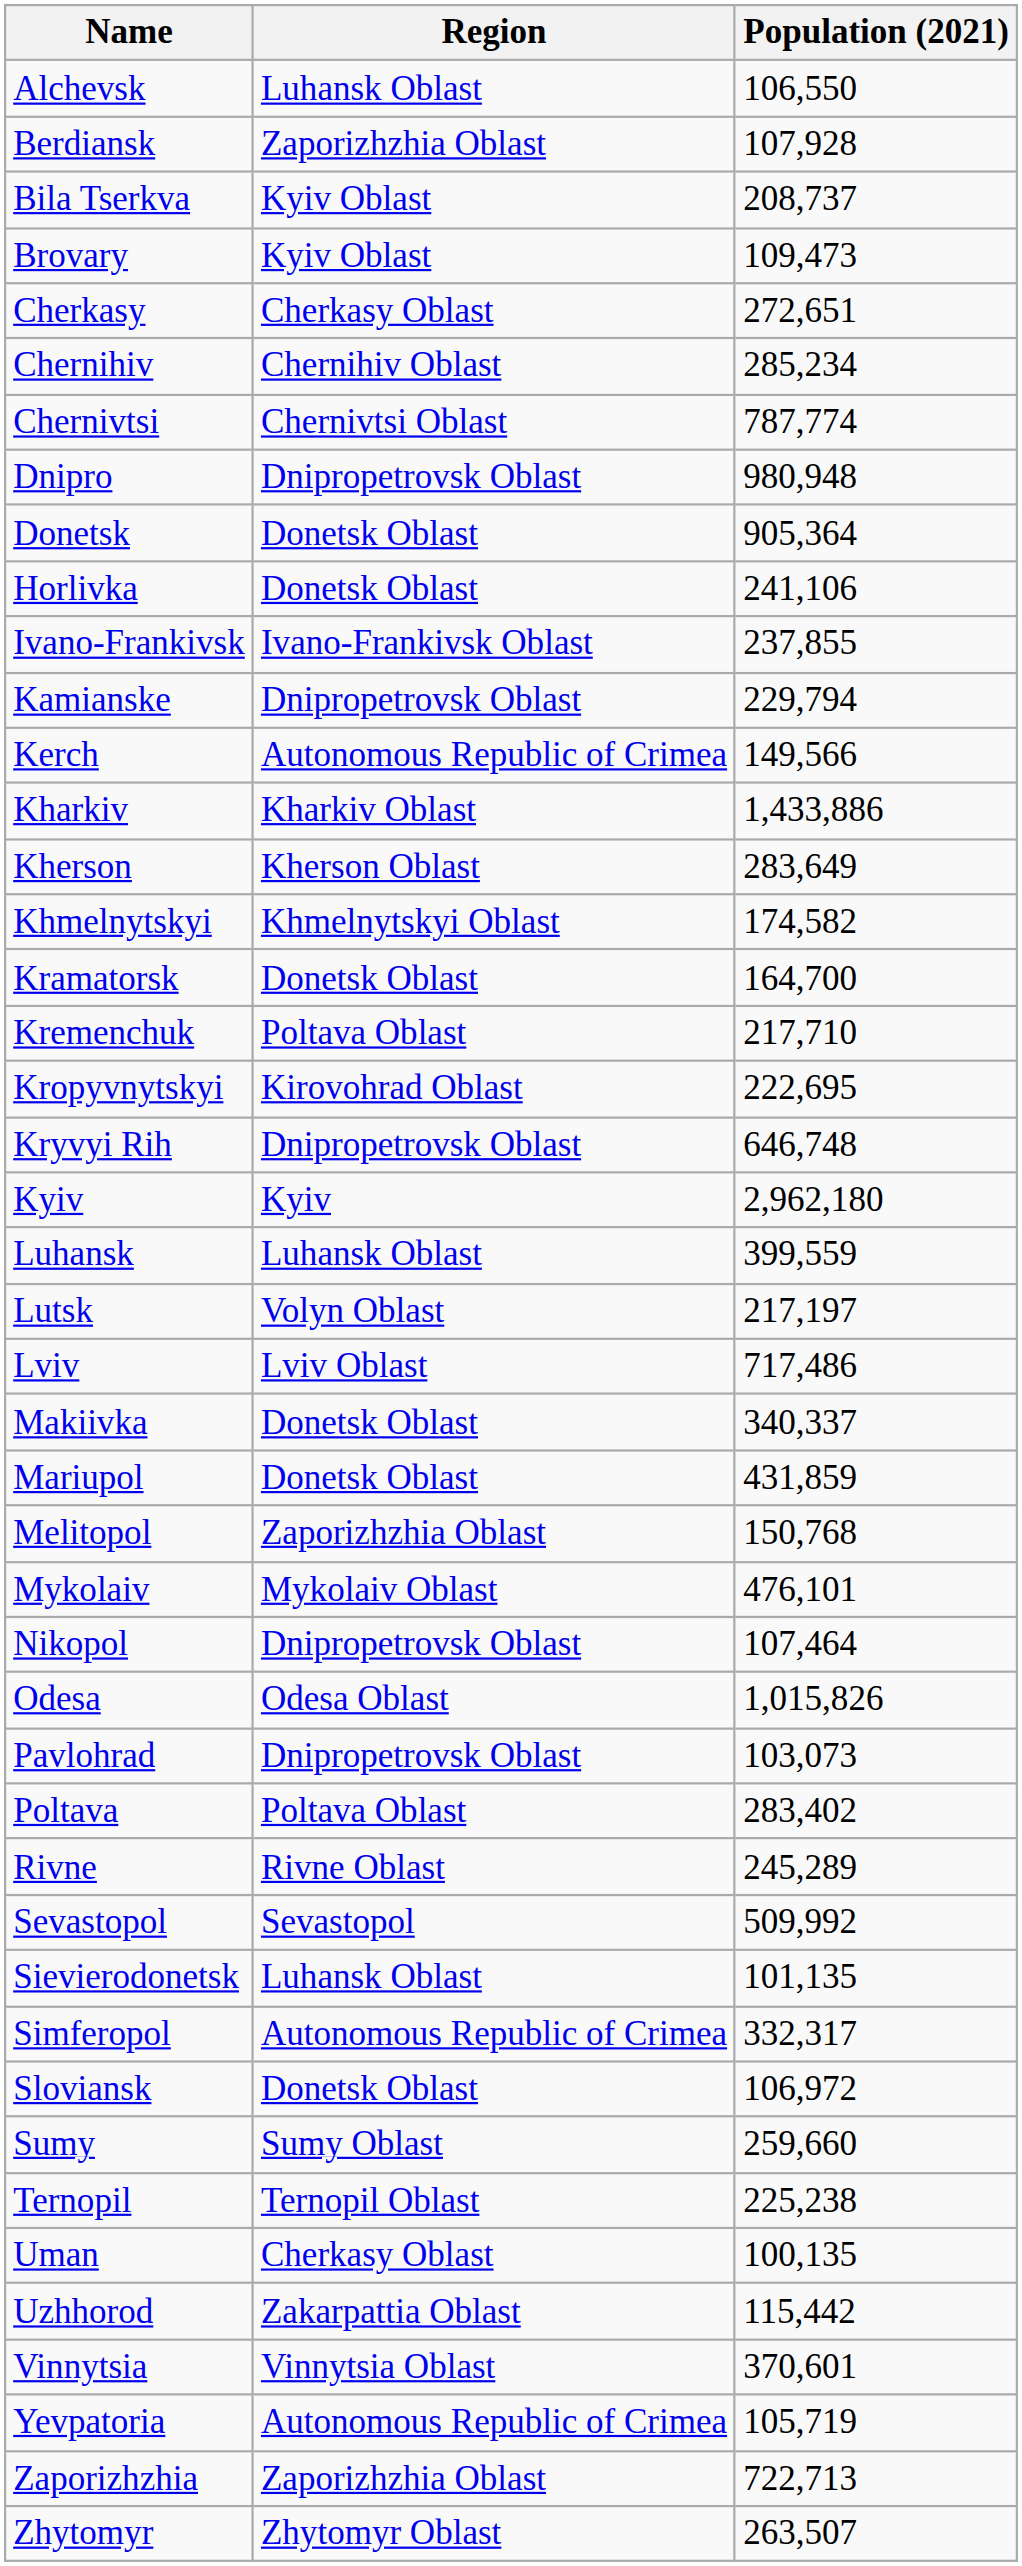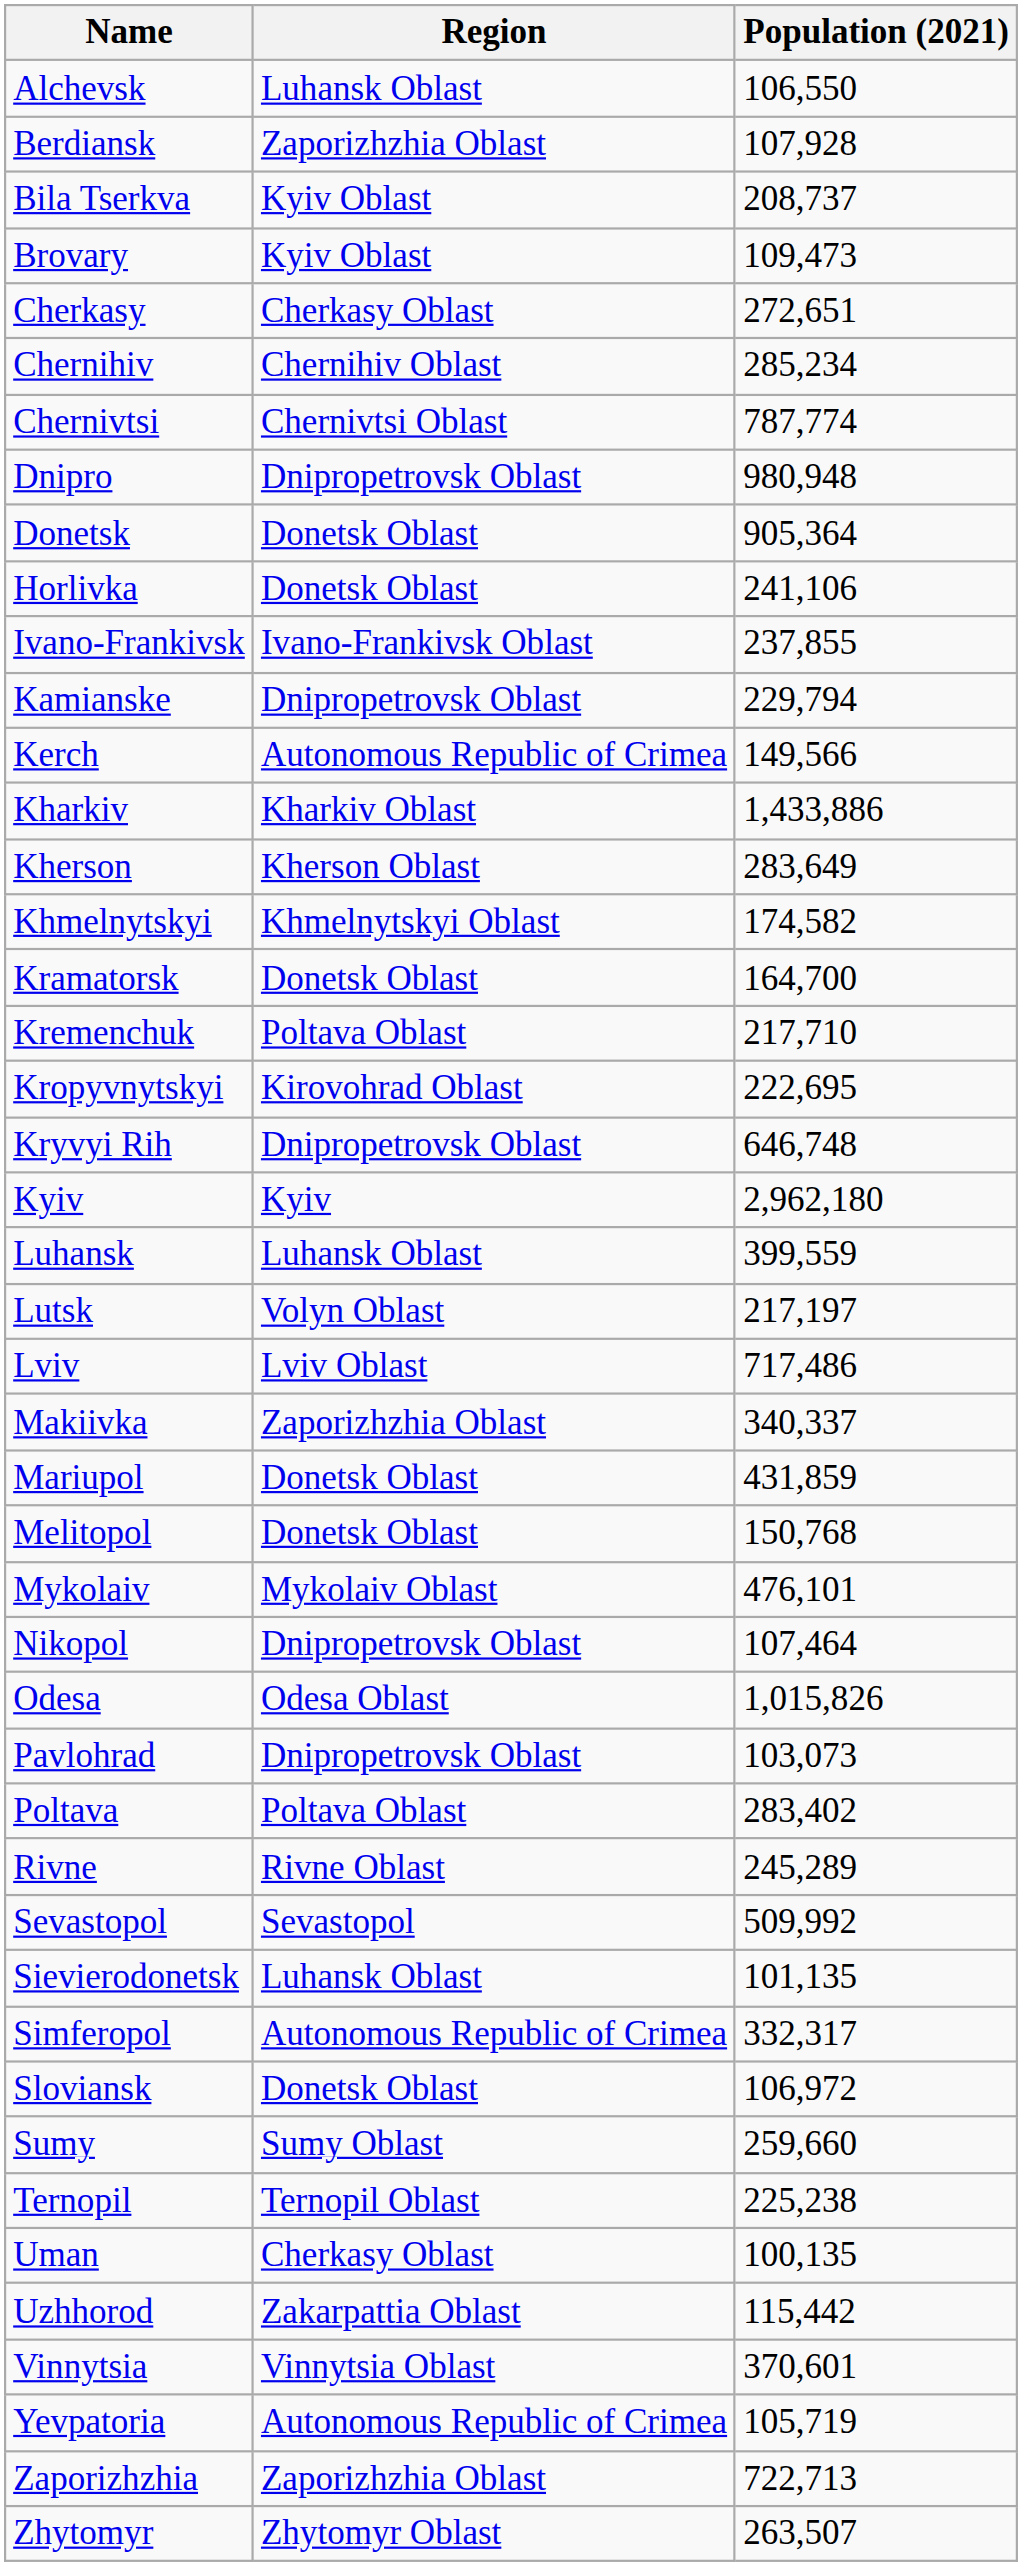(369, 1421) Donetsk Oblast -> (403, 1421) Zaporizhzhia Oblast
(403, 1532) Zaporizhzhia Oblast -> (369, 1532) Donetsk Oblast
